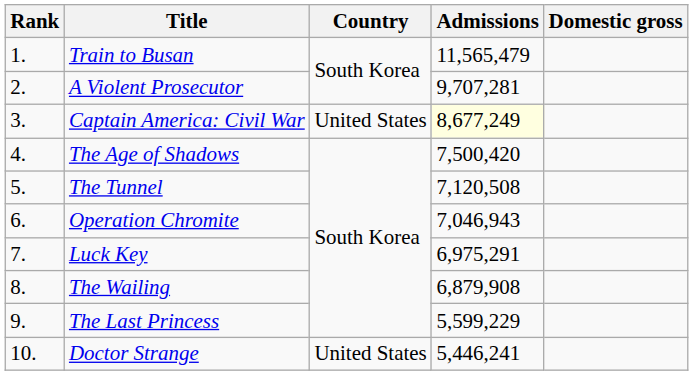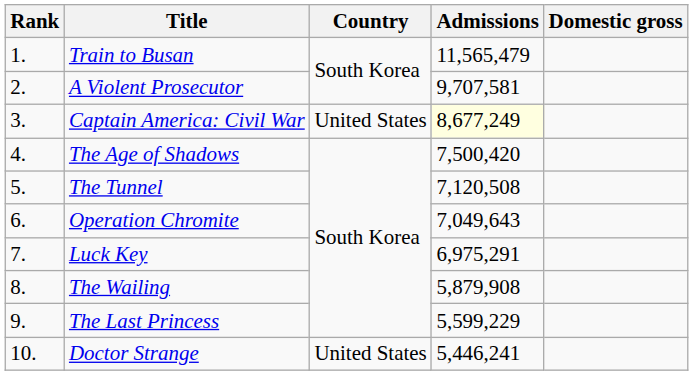(478, 87) 9,707,281 -> (478, 87) 9,707,581
(478, 220) 7,046,943 -> (478, 220) 7,049,643
(478, 287) 6,879,908 -> (478, 287) 5,879,908
